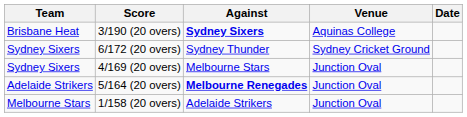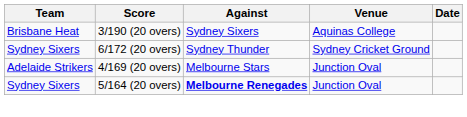(225, 31) bold -> (222, 31) normal
(43, 67) Sydney Sixers -> (50, 67) Adelaide Strikers
(50, 85) Adelaide Strikers -> (43, 85) Sydney Sixers
- row: (139, 103)
